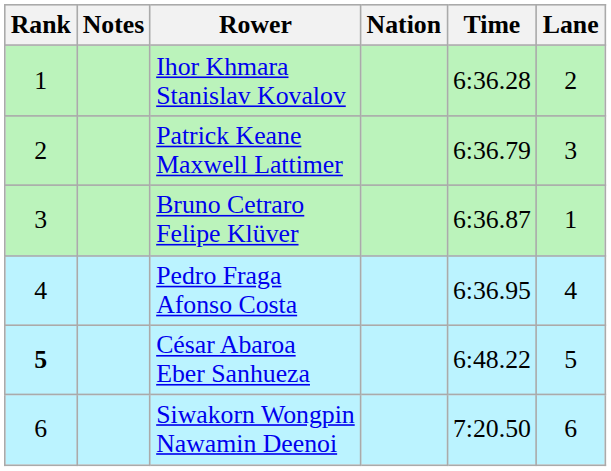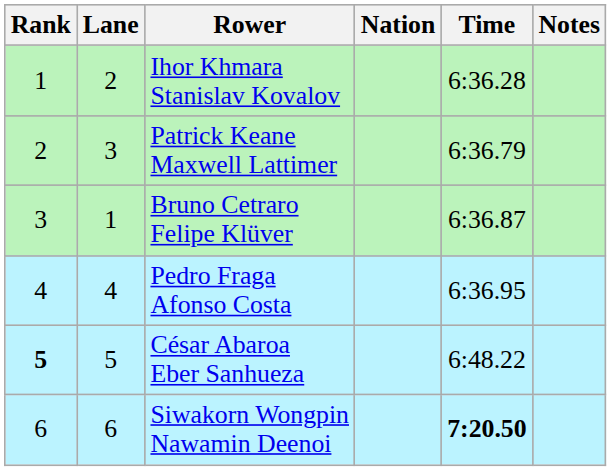columns swapped: (571, 24) <-> (114, 24)
(492, 429) normal -> (487, 429) bold
